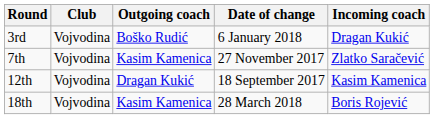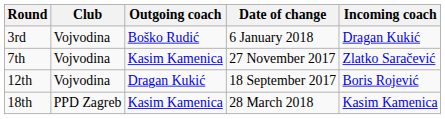(379, 80) Kasim Kamenica -> (381, 80) Boris Rojević
(82, 102) Vojvodina -> (88, 102) PPD Zagreb
(369, 102) Boris Rojević -> (390, 102) Kasim Kamenica
